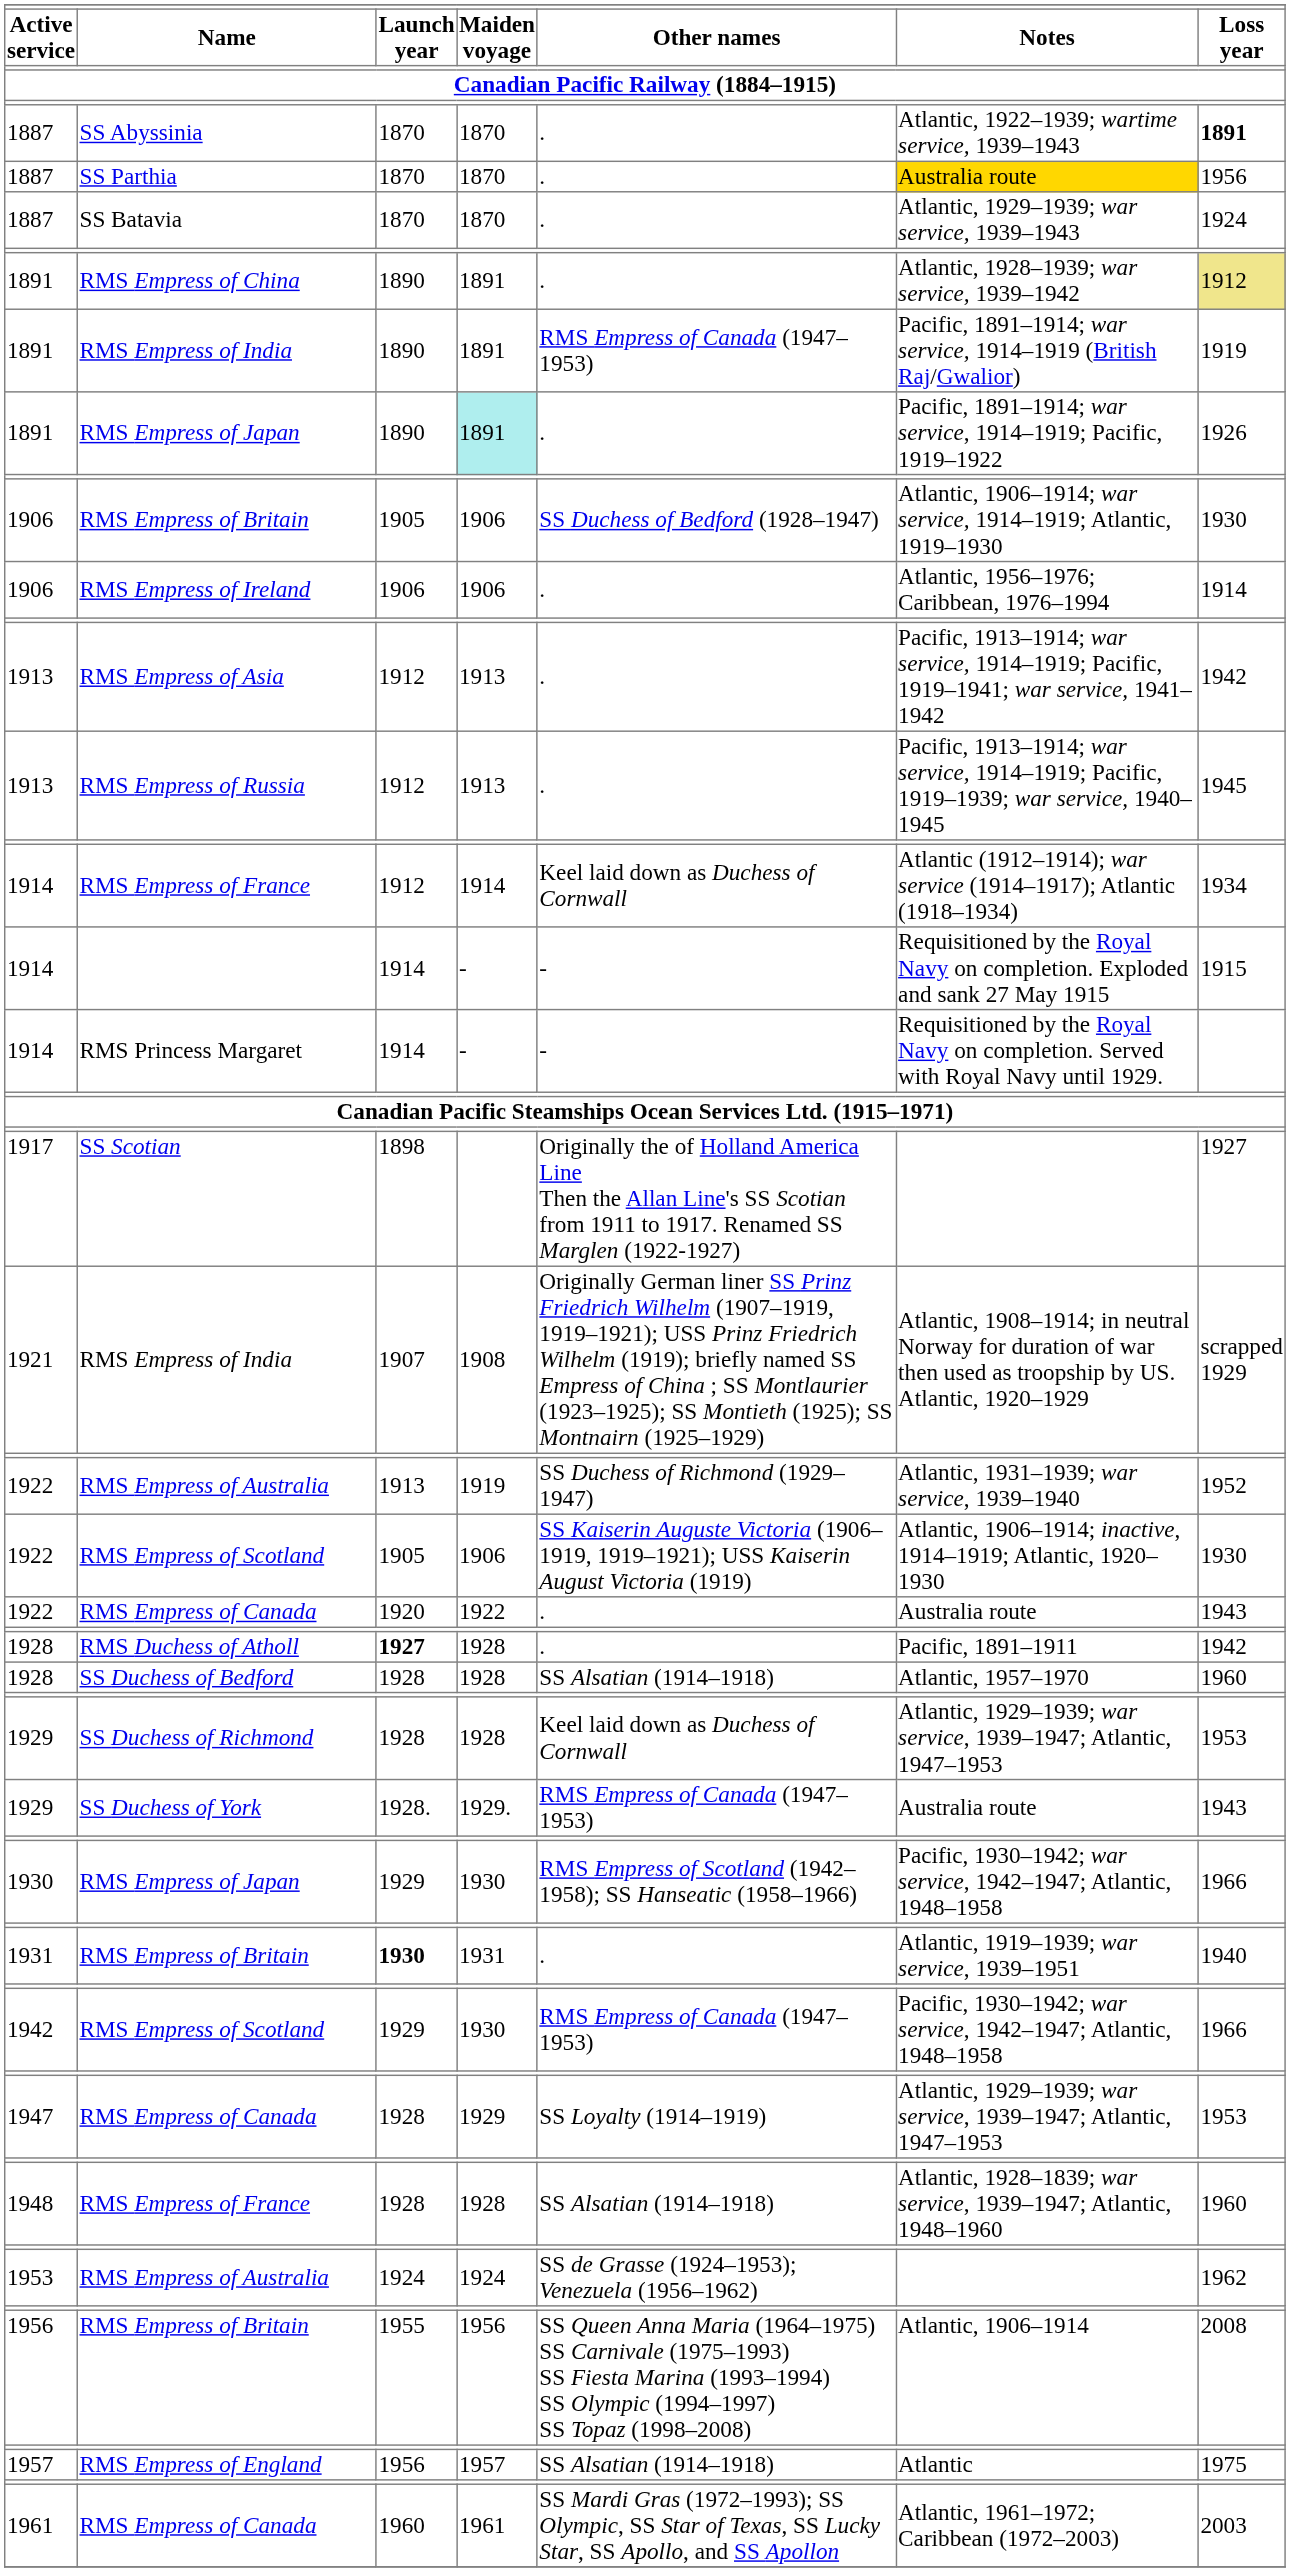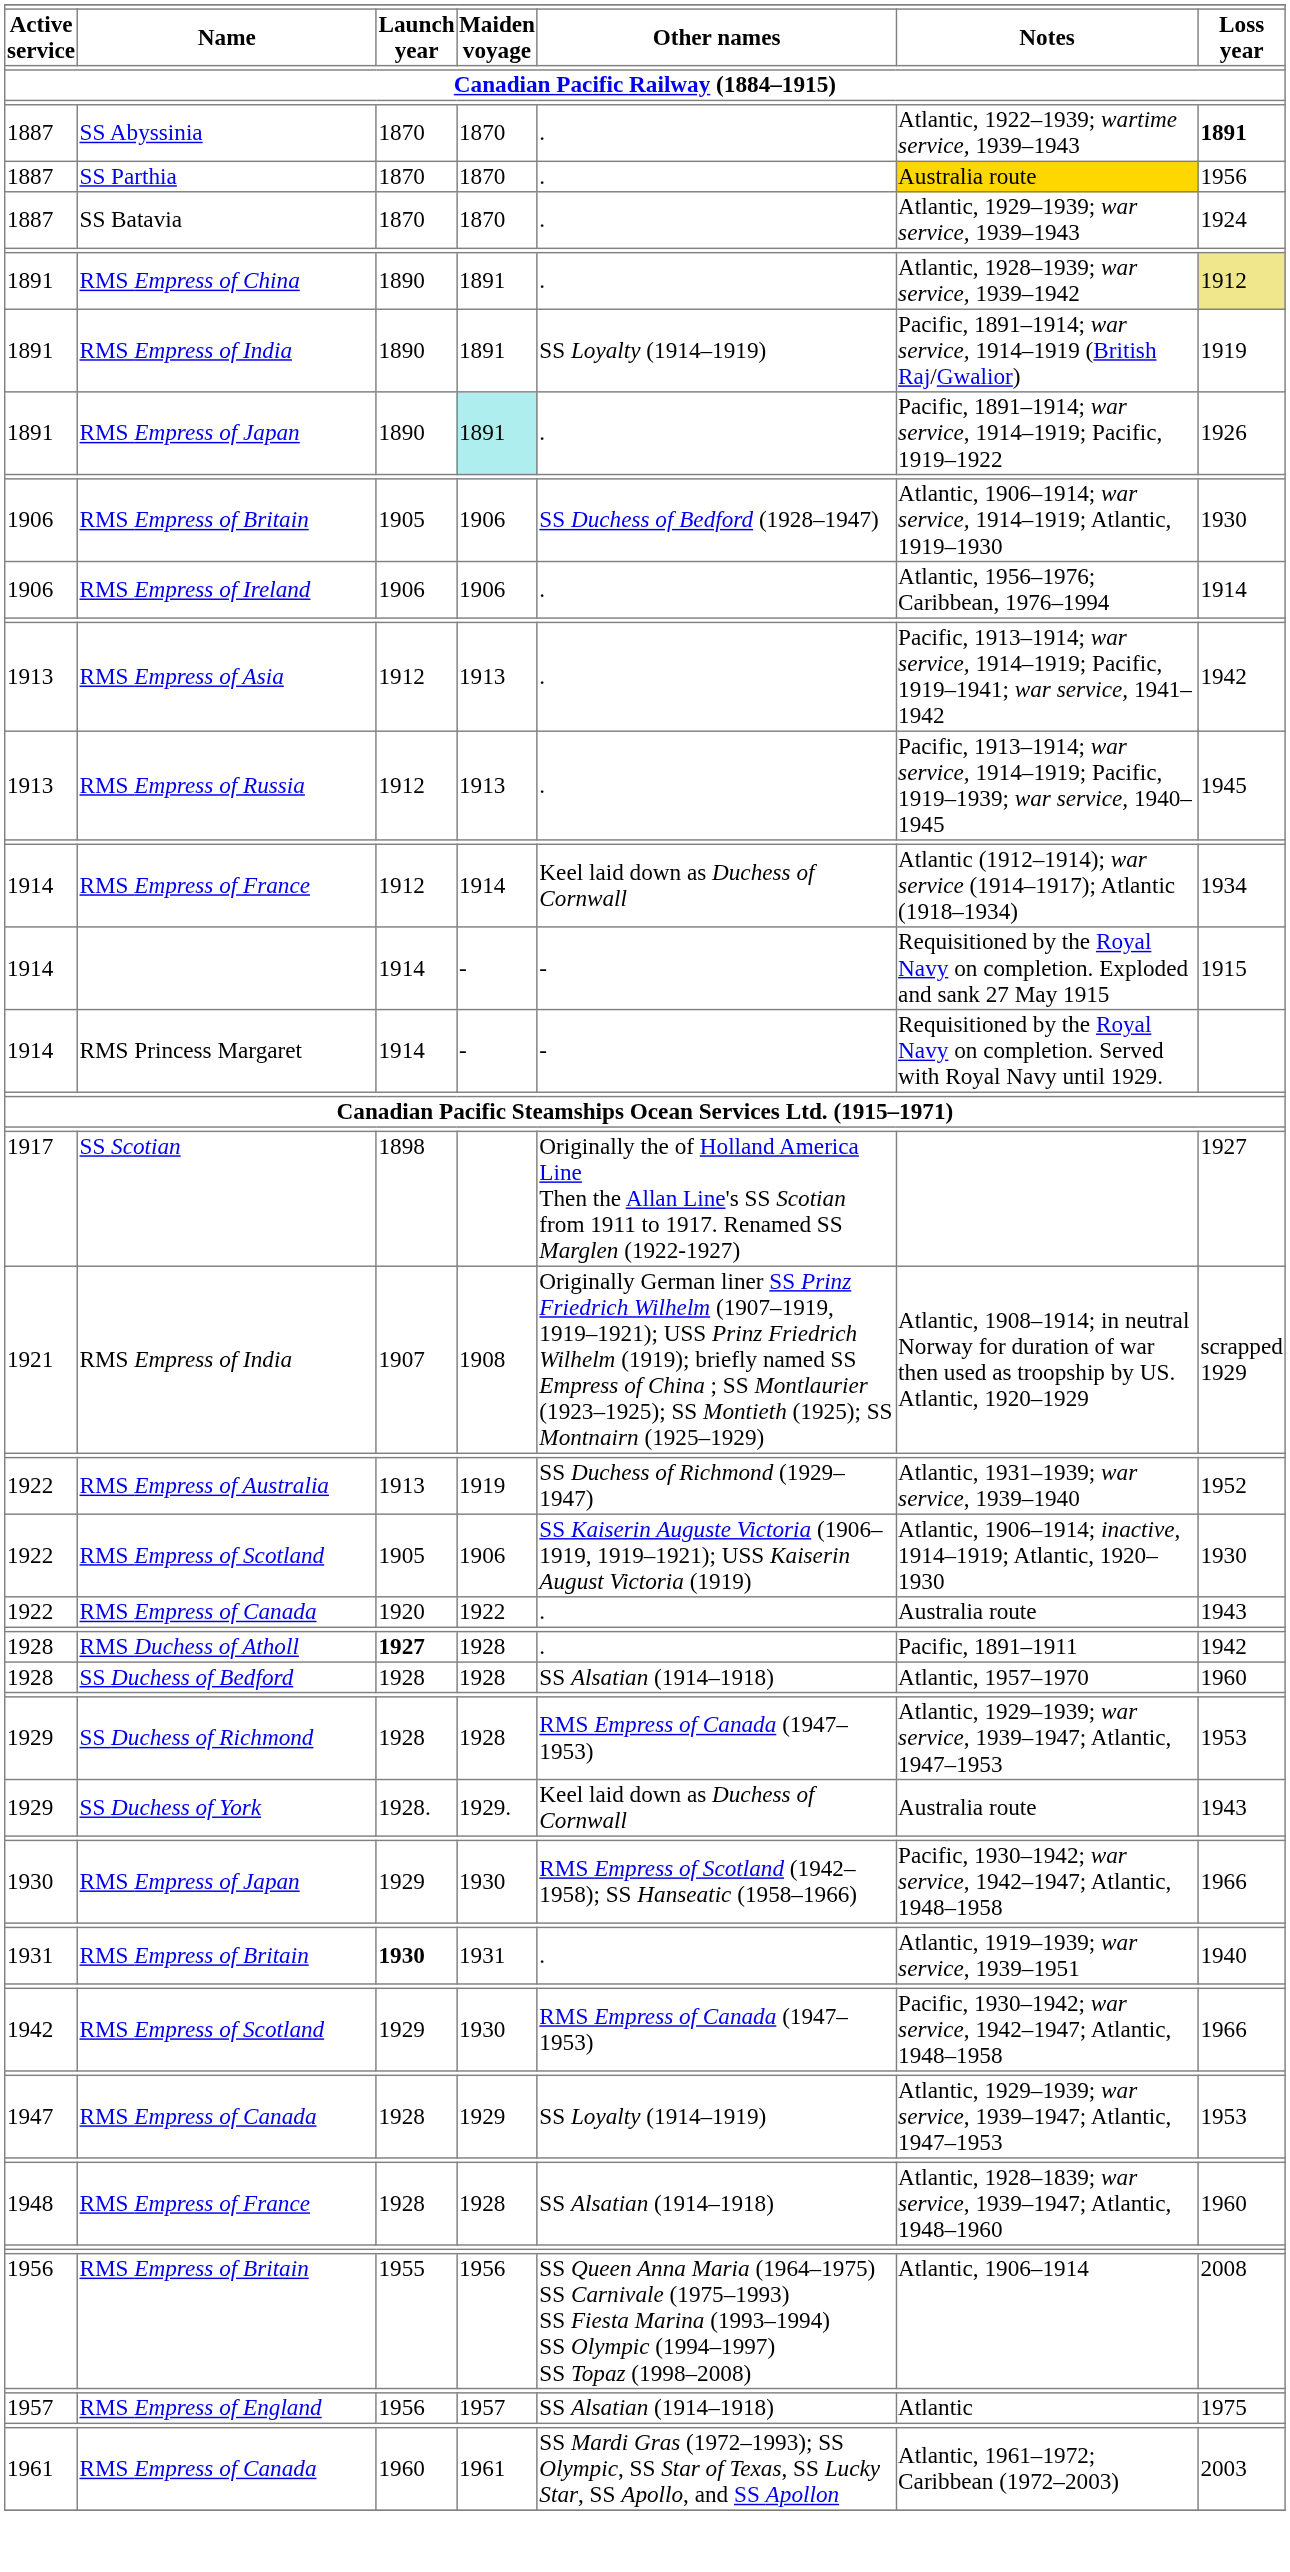(694, 350) RMS Empress of Canada (1947–1953) -> (653, 350) SS Loyalty (1914–1919)
(677, 1737) Keel laid down as Duchess of Cornwall -> (694, 1737) RMS Empress of Canada (1947–1953)
(694, 1807) RMS Empress of Canada (1947–1953) -> (677, 1807) Keel laid down as Duchess of Cornwall
- row: (30, 2277)
